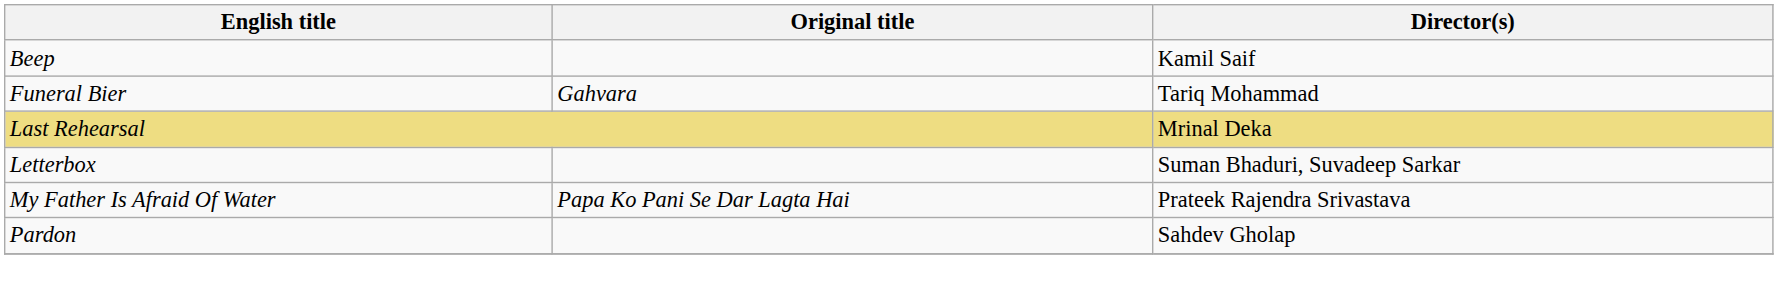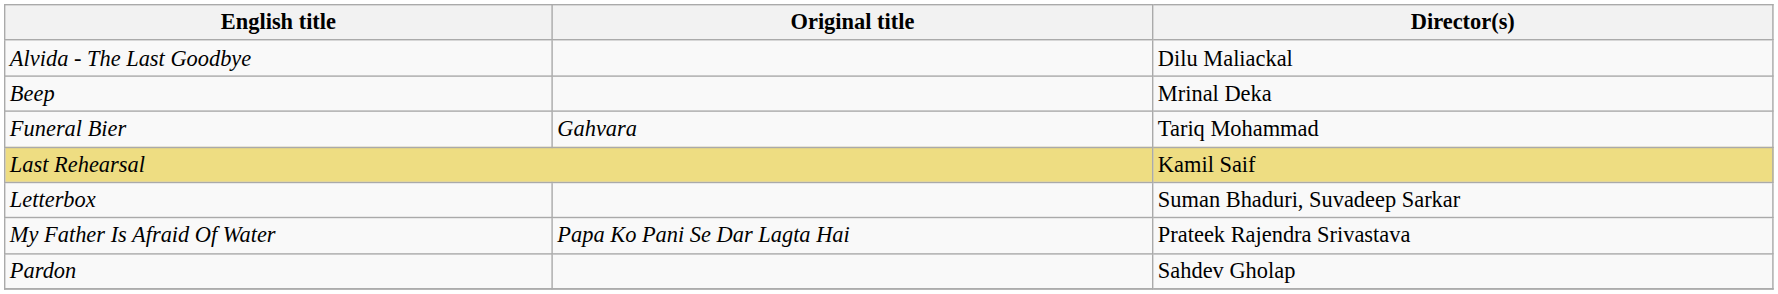+ row: (131, 57)
(1207, 57) Kamil Saif -> (1215, 93) Mrinal Deka
(1215, 128) Mrinal Deka -> (1207, 164) Kamil Saif
